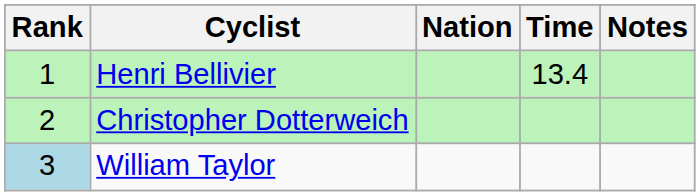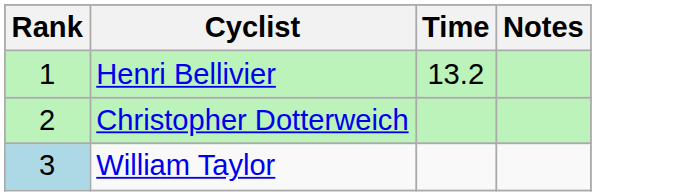- column: (467, 27)
(560, 73) 13.4 -> (456, 73) 13.2
